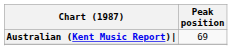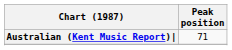(203, 37) 69 -> (203, 37) 71
